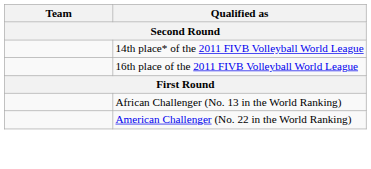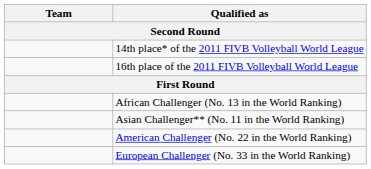+ row: (230, 119)
+ row: (233, 155)
